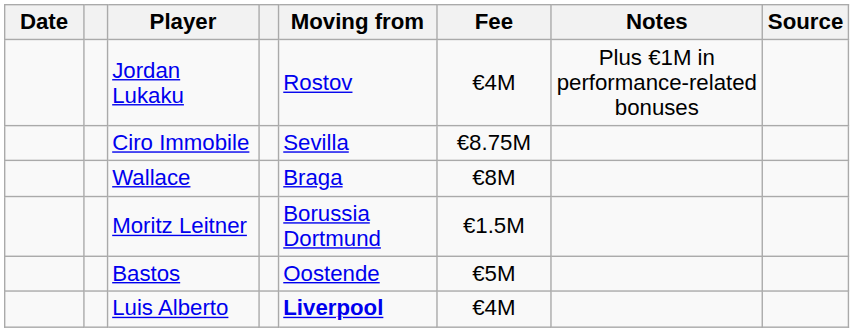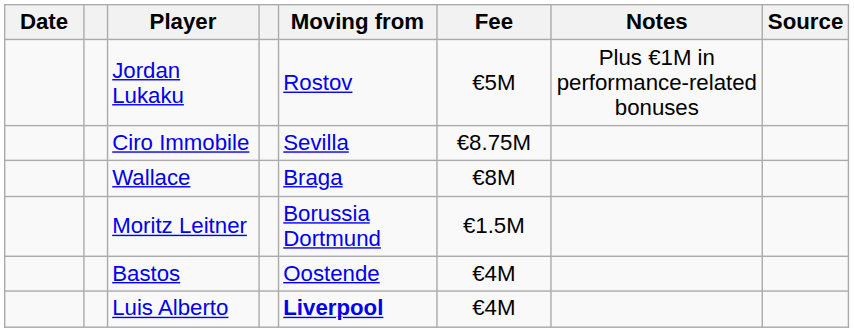(494, 82) €4M -> (494, 82) €5M
(494, 273) €5M -> (494, 273) €4M
